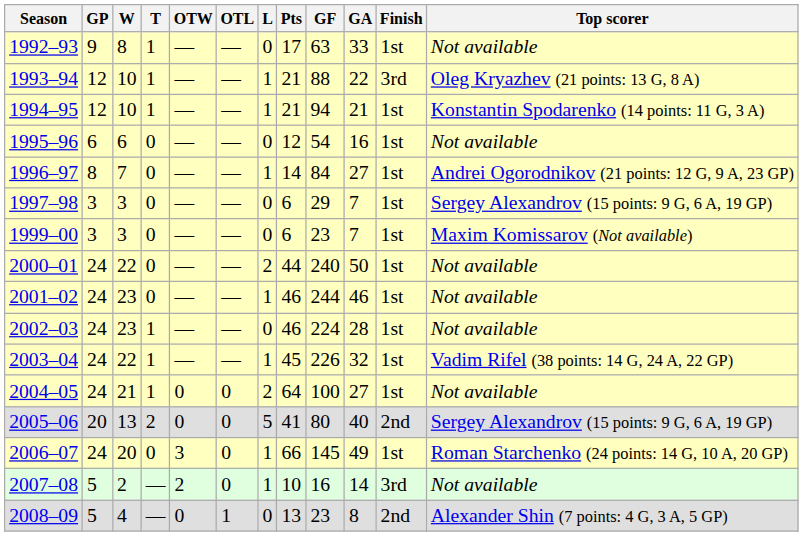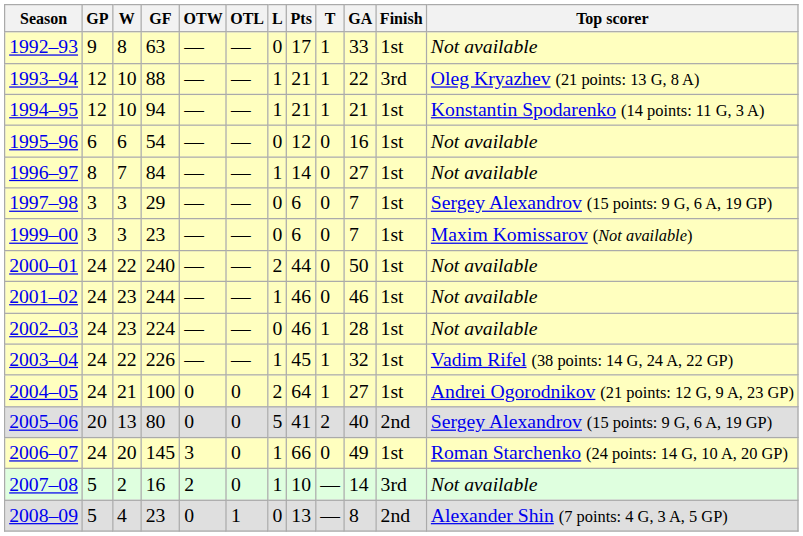columns swapped: (156, 18) <-> (325, 18)
(612, 172) Andrei Ogorodnikov (21 points: 12 G, 9 A, 23 GP) -> (484, 172) Not available
(484, 390) Not available -> (612, 390) Andrei Ogorodnikov (21 points: 12 G, 9 A, 23 GP)
